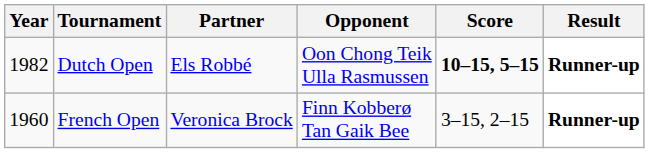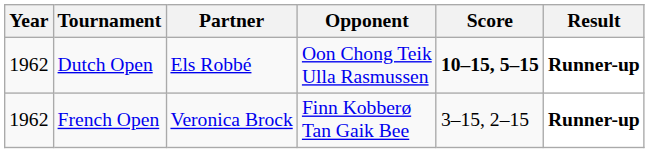(29, 64) 1982 -> (29, 64) 1962
(29, 120) 1960 -> (29, 120) 1962
